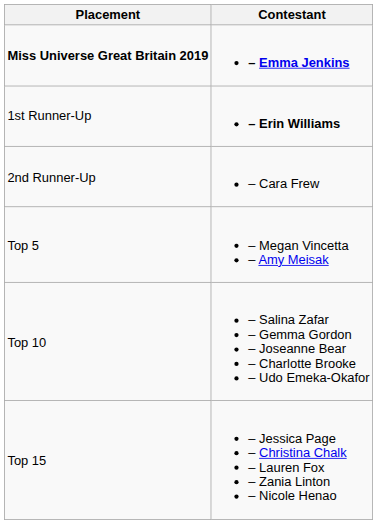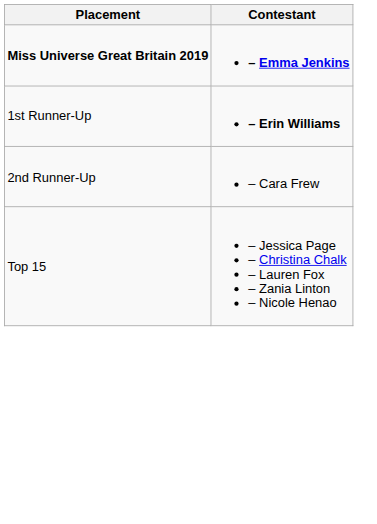- row: (23, 245)
- row: (27, 342)
